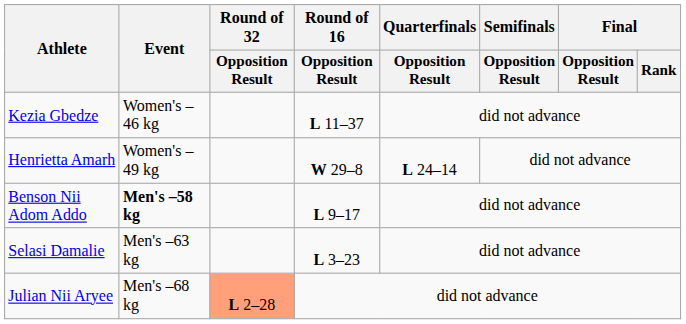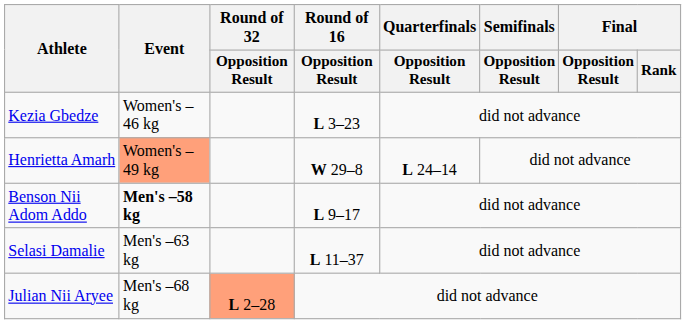(337, 124) L 11–37 -> (337, 124) L 3–23
(158, 160) no background -> (158, 160) lightsalmon background
(337, 260) L 3–23 -> (337, 260) L 11–37
